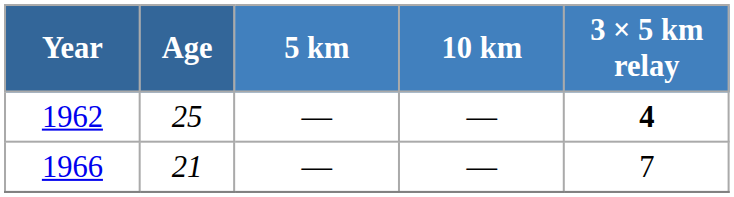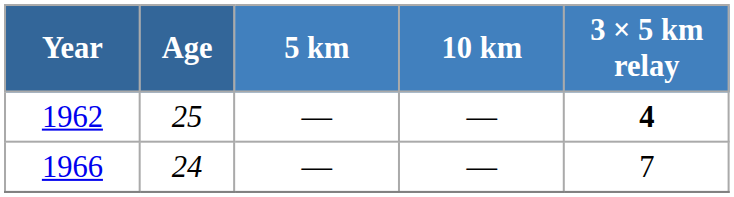(187, 166) 21 -> (187, 166) 24
